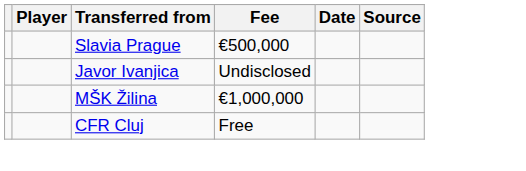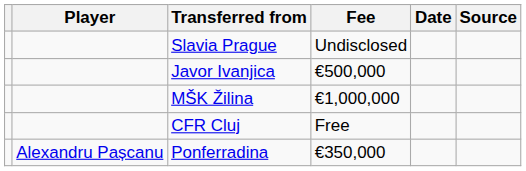(254, 44) €500,000 -> (361, 44) Undisclosed
(265, 71) Undisclosed -> (350, 71) €500,000
+ row: (220, 152)
